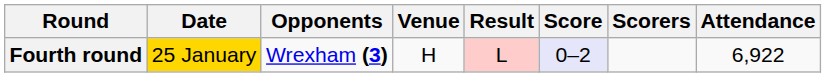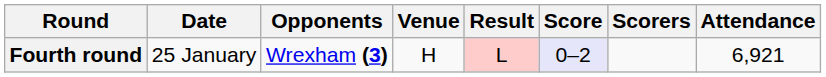(204, 54) gold background -> (204, 54) no background
(758, 54) 6,922 -> (758, 54) 6,921
